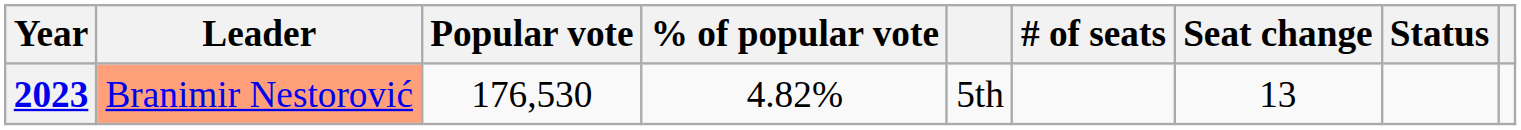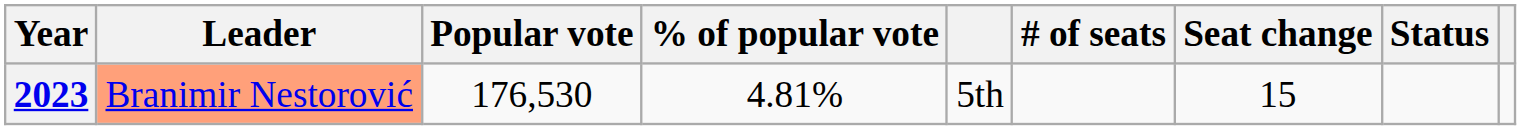(795, 93) 4.82% -> (795, 93) 4.81%
(1278, 93) 13 -> (1278, 93) 15
